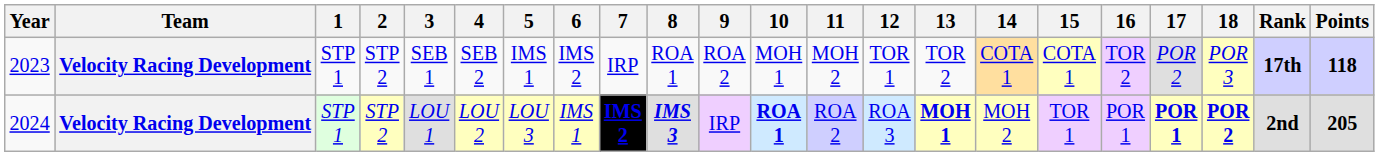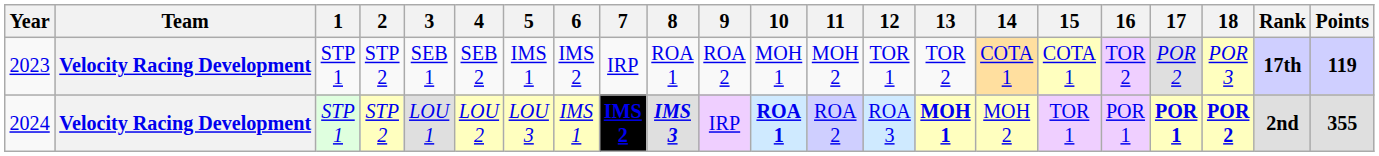(1342, 65) 118 -> (1342, 65) 119
(1342, 122) 205 -> (1342, 122) 355
